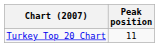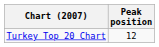(131, 36) 11 -> (131, 36) 12
